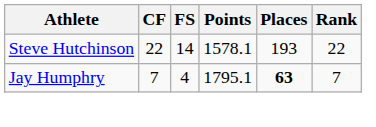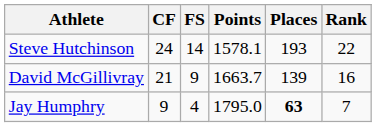(154, 48) 22 -> (164, 48) 24
+ row: (76, 77)
(154, 77) 7 -> (164, 107) 9
(228, 77) 1795.1 -> (237, 107) 1795.0
